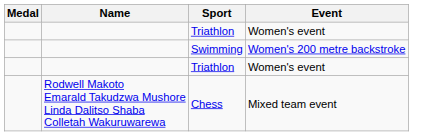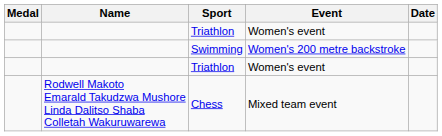+ column: (423, 13)
